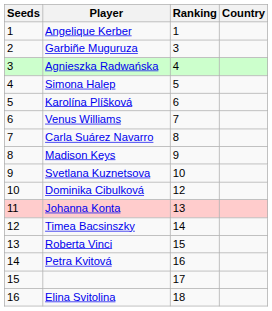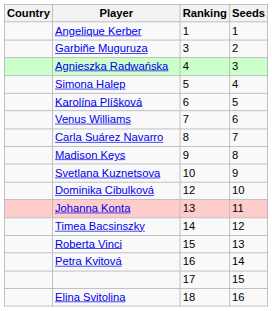columns swapped: (244, 13) <-> (23, 13)
